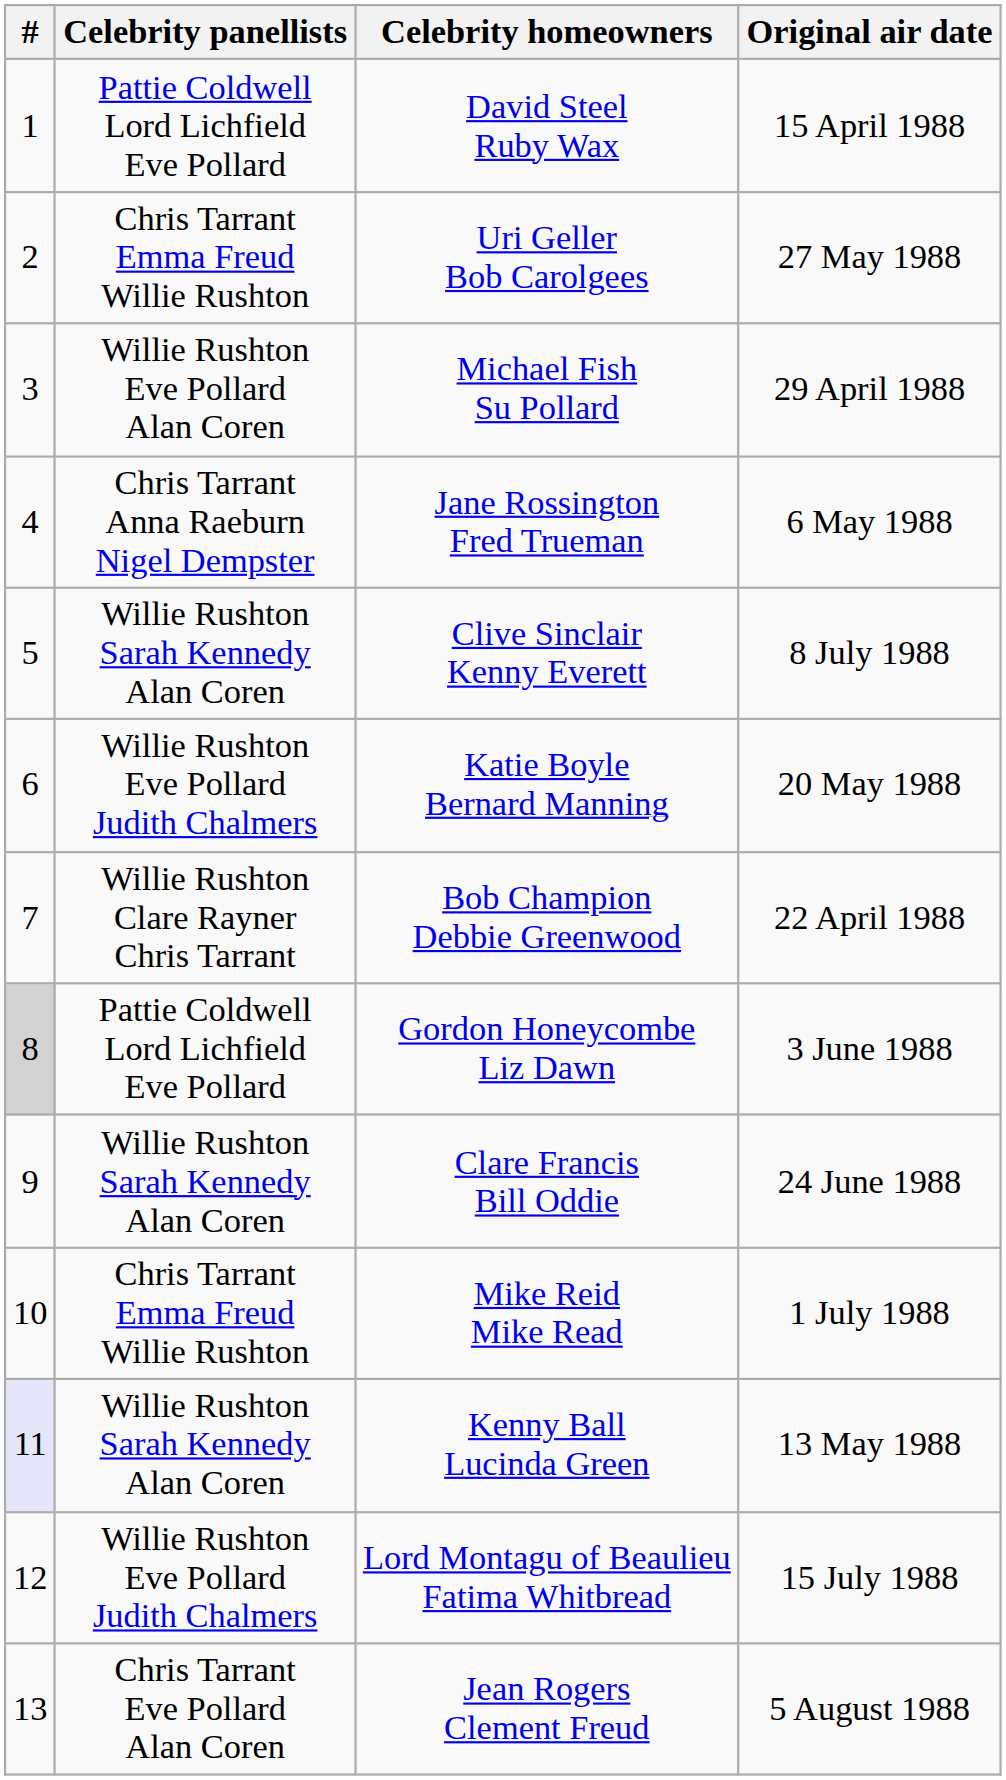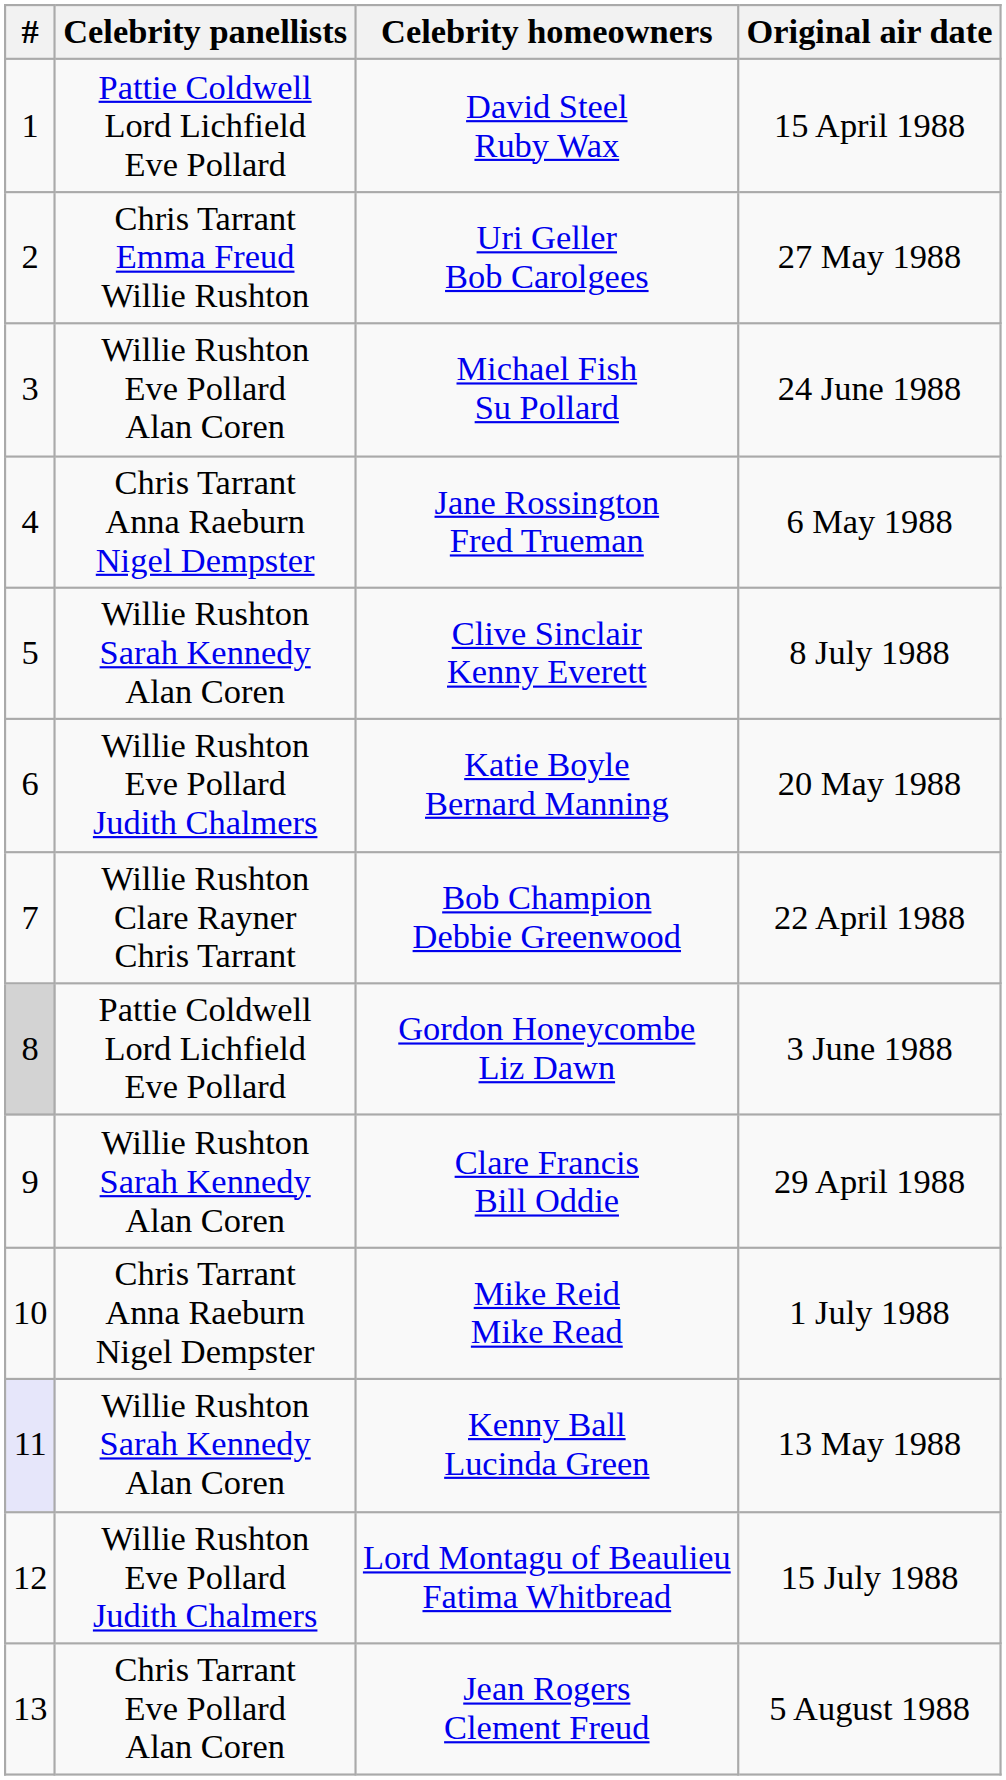(870, 388) 29 April 1988 -> (870, 388) 24 June 1988
(870, 1180) 24 June 1988 -> (870, 1180) 29 April 1988
(205, 1312) Chris Tarrant Emma Freud Willie Rushton -> (205, 1312) Chris Tarrant Anna Raeburn Nigel Dempster
